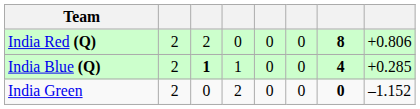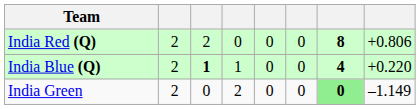(389, 66) +0.285 -> (389, 66) +0.220
(341, 91) no background -> (341, 91) lightgreen background
(389, 91) –1.152 -> (389, 91) –1.149
